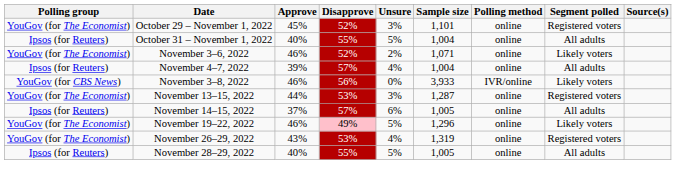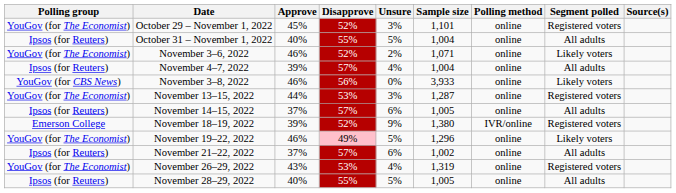(508, 82) IVR/online -> (508, 82) online
+ row: (204, 124)
+ row: (204, 152)
